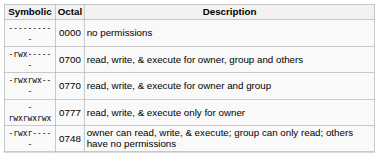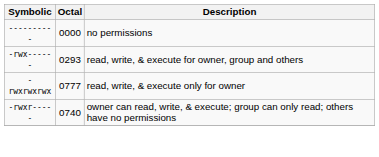(70, 59) 0700 -> (70, 59) 0293
- row: (30, 86)
(70, 139) 0748 -> (70, 112) 0740
